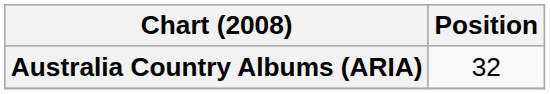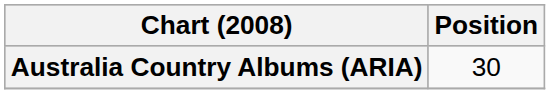(486, 66) 32 -> (486, 66) 30
